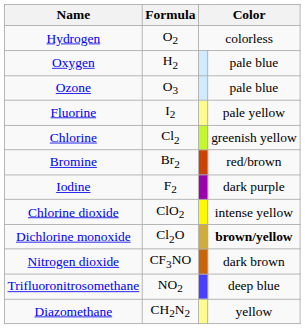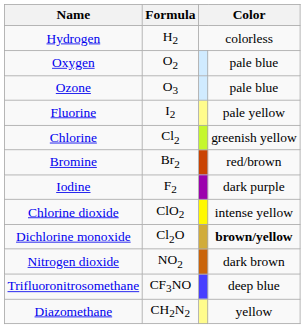(170, 38) O2 -> (170, 38) H2
(170, 63) H2 -> (170, 63) O2
(170, 261) CF3NO -> (170, 261) NO2
(170, 286) NO2 -> (170, 286) CF3NO
